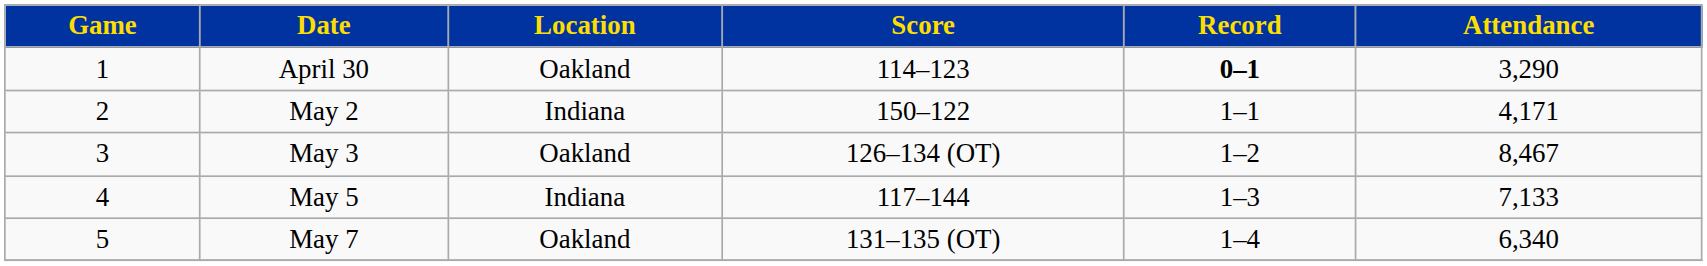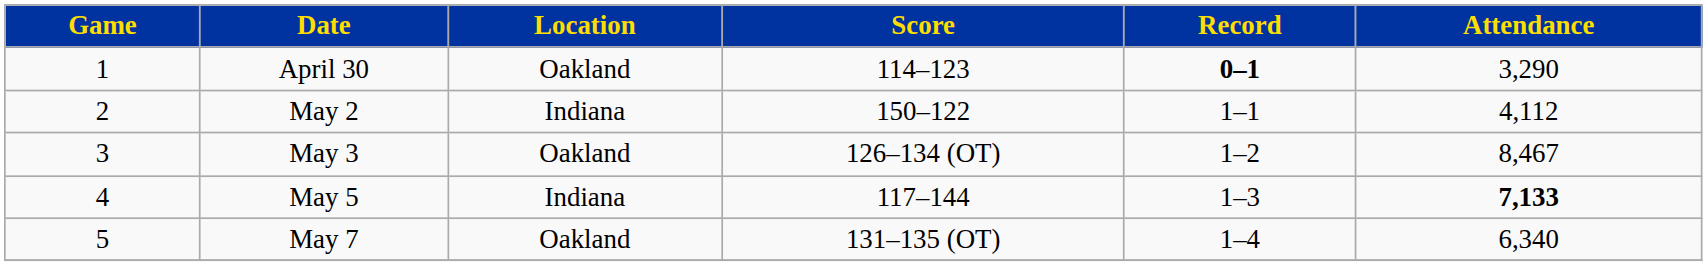(1529, 111) 4,171 -> (1529, 111) 4,112
(1529, 196) normal -> (1529, 196) bold
